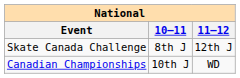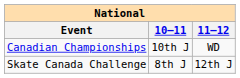rows swapped: (77, 64) <-> (77, 47)
